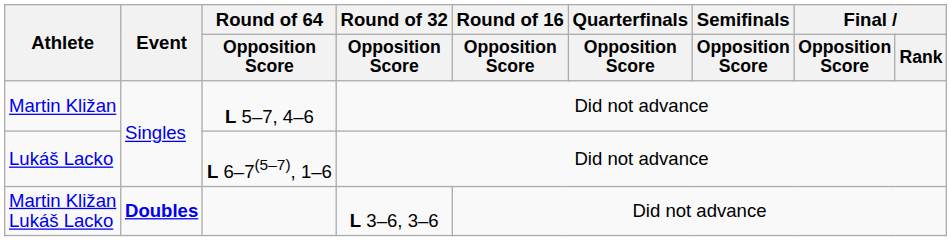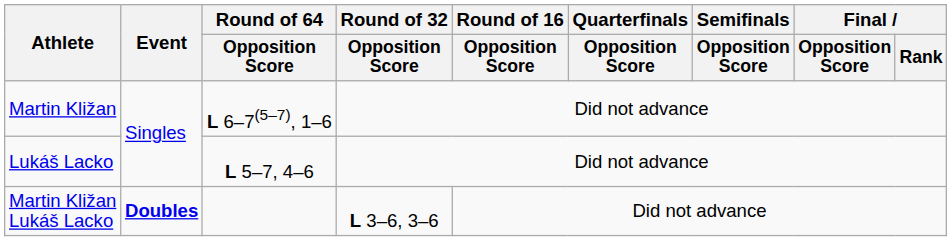(269, 117) L 5–7, 4–6 -> (269, 119) L 6–7(5–7), 1–6
(269, 169) L 6–7(5–7), 1–6 -> (269, 172) L 5–7, 4–6
